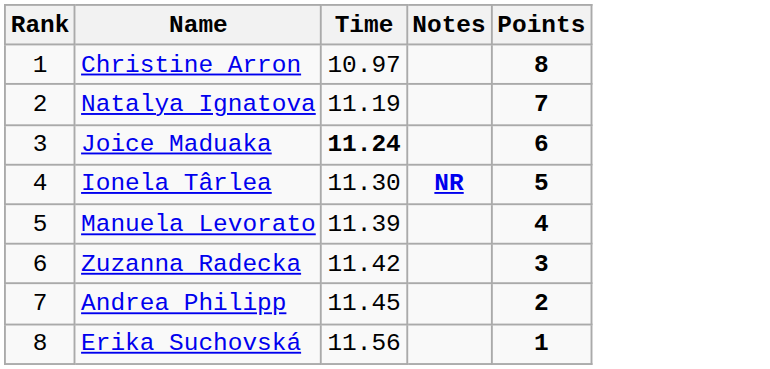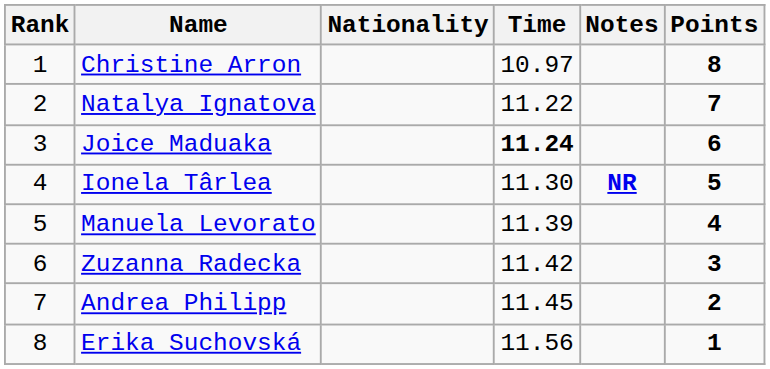+ column: (408, 25)
(364, 105) 11.19 -> (537, 105) 11.22
